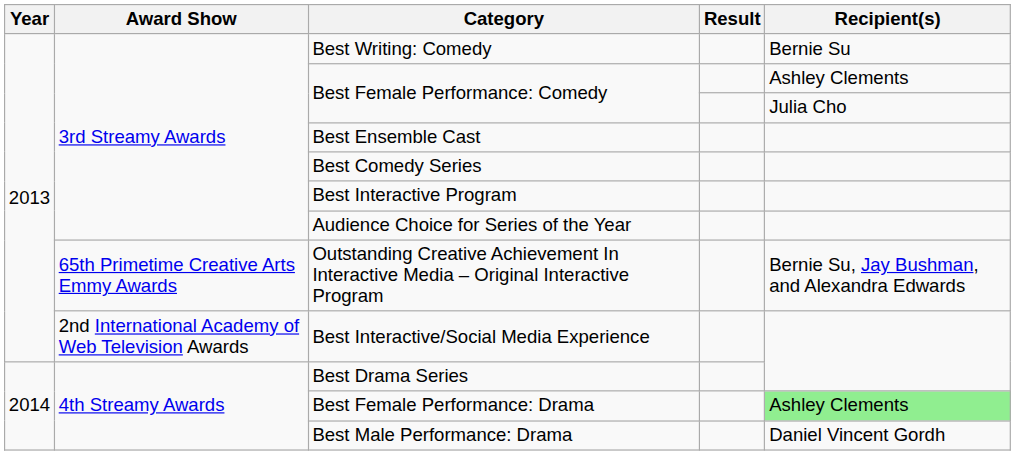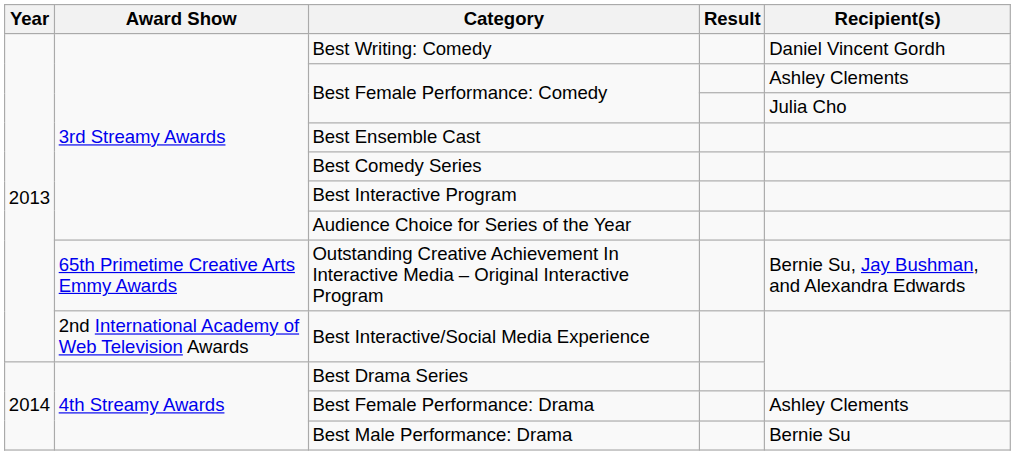(810, 48) Bernie Su -> (857, 48) Daniel Vincent Gordh
(839, 405) lightgreen background -> (839, 405) no background
(857, 435) Daniel Vincent Gordh -> (810, 435) Bernie Su
